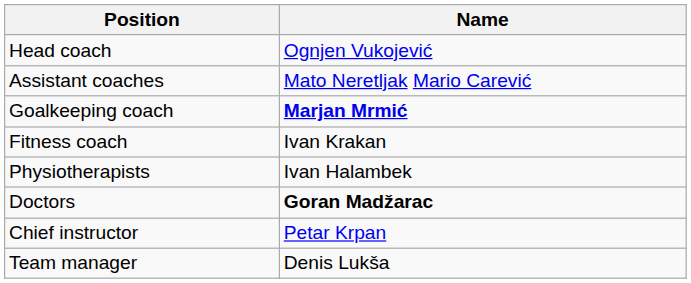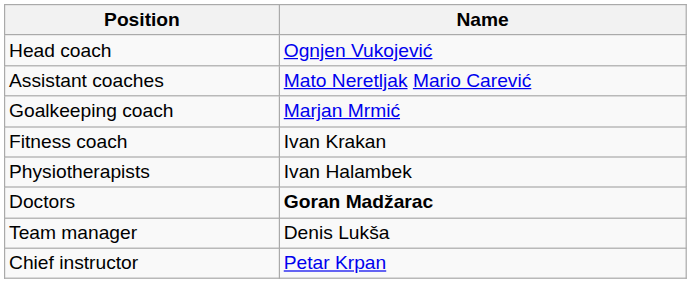(346, 111) bold -> (342, 111) normal
rows swapped: (74, 232) <-> (73, 263)
